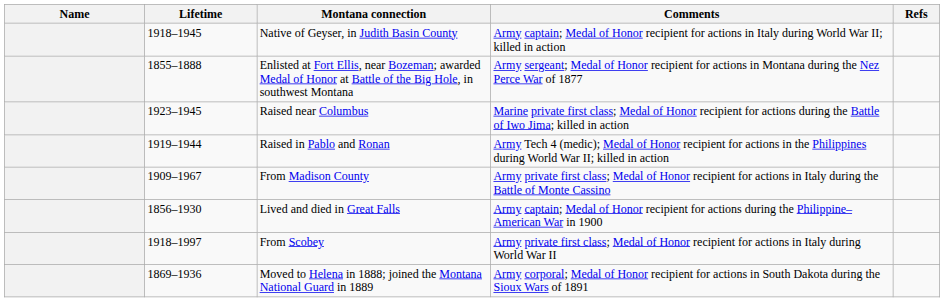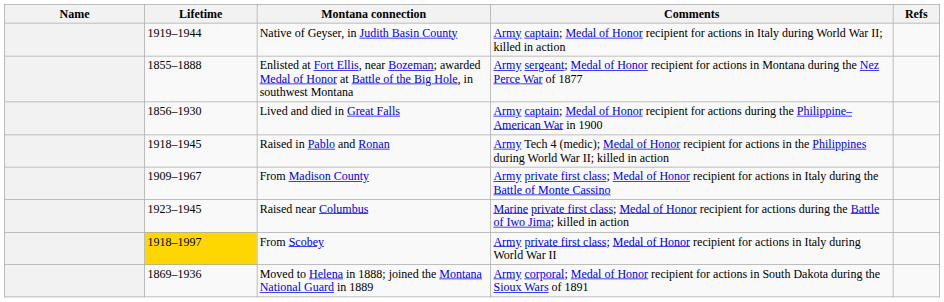(174, 33) 1918–1945 -> (174, 33) 1919–1944
rows swapped: (330, 209) <-> (314, 111)
(174, 144) 1919–1944 -> (174, 144) 1918–1945
(174, 241) no background -> (174, 241) gold background
